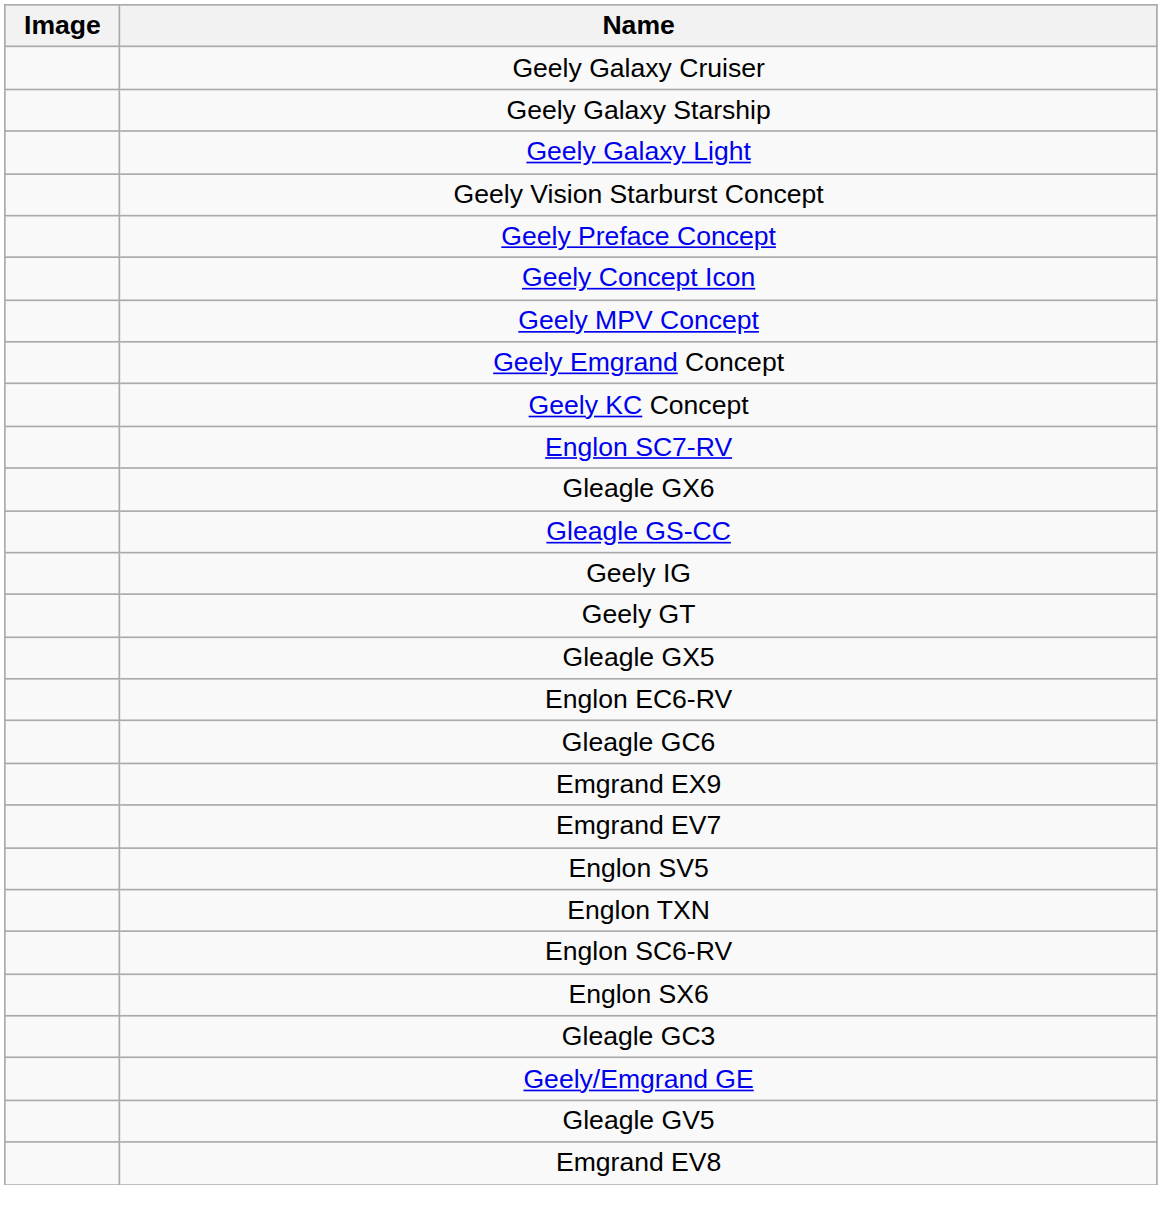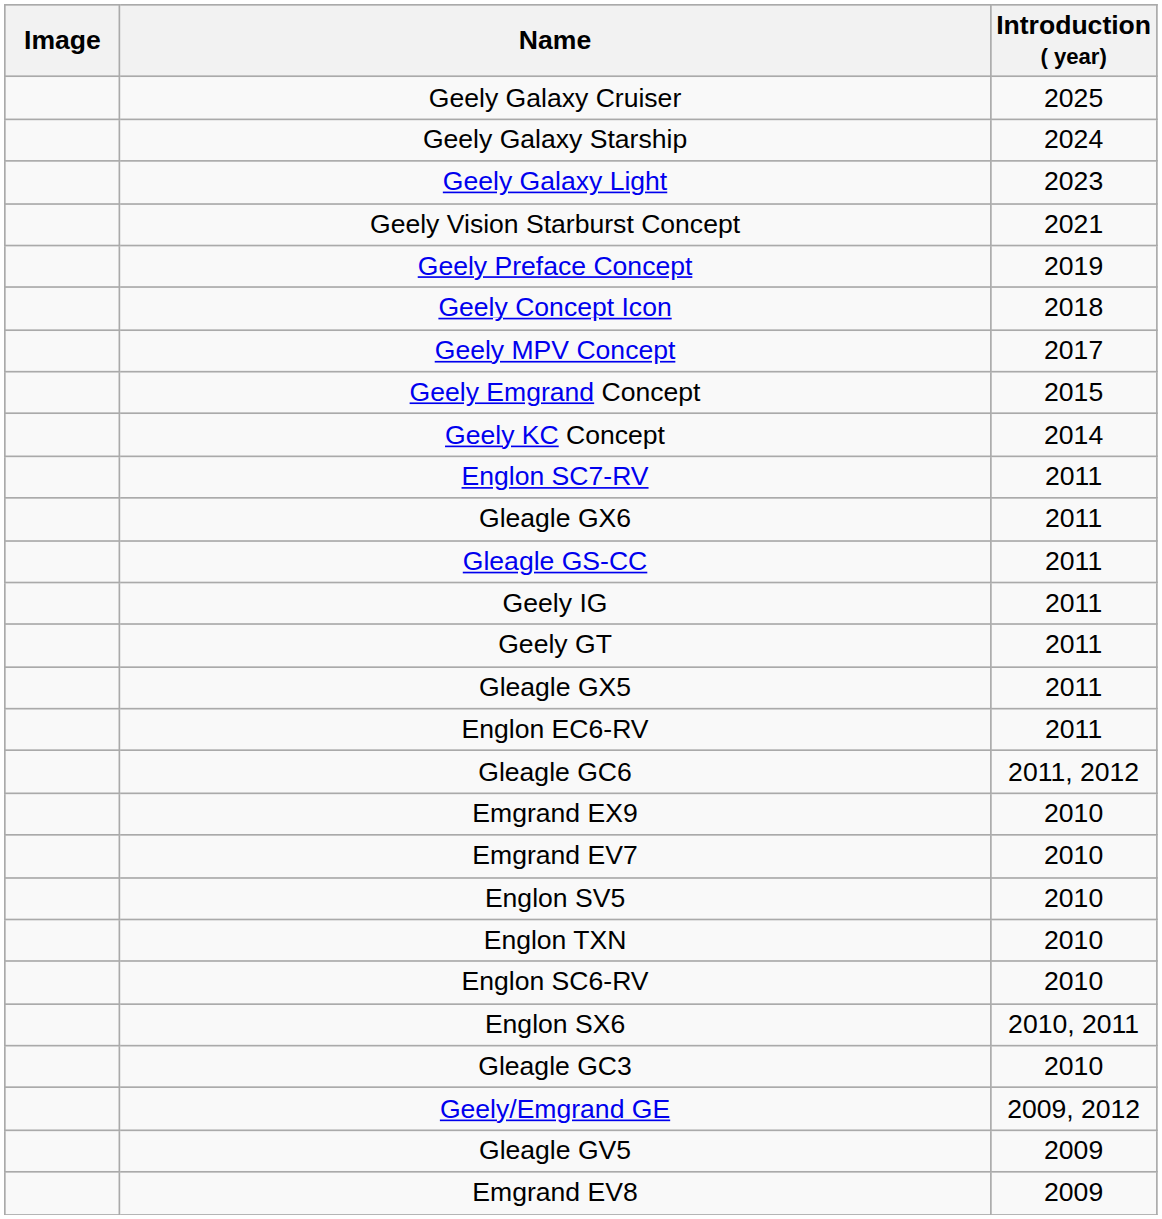+ column: (1074, 40)
